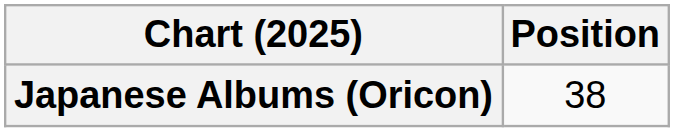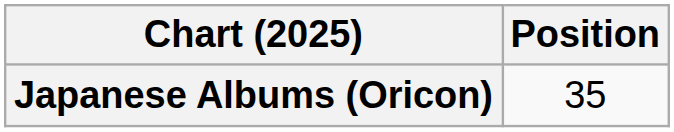(585, 94) 38 -> (585, 94) 35
